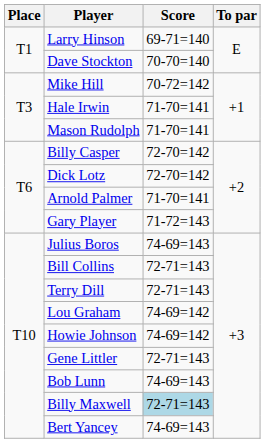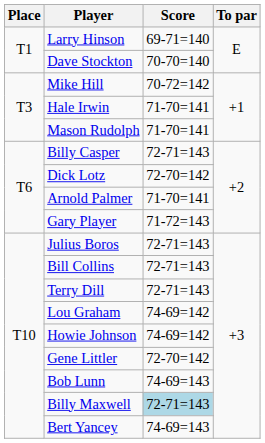(178, 152) 72-70=142 -> (178, 152) 72-71=143
(178, 244) 74-69=143 -> (178, 244) 72-71=143
(178, 358) 72-71=143 -> (178, 358) 72-70=142
